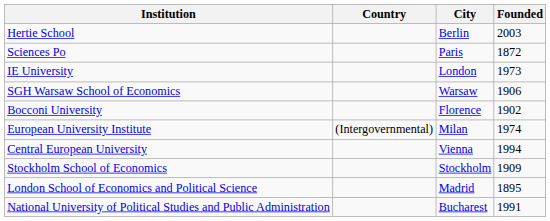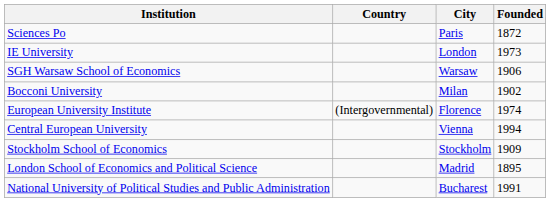- row: (41, 33)
(460, 110) Florence -> (453, 91) Milan
(453, 129) Milan -> (460, 110) Florence
